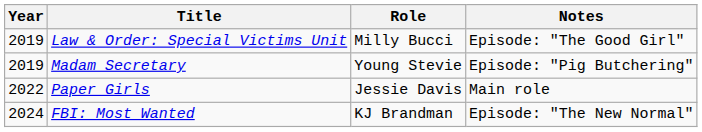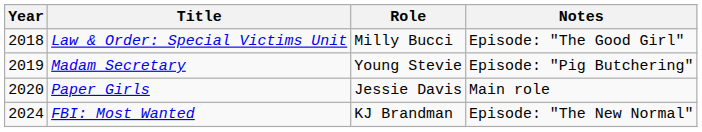(26, 41) 2019 -> (26, 41) 2018
(26, 90) 2022 -> (26, 90) 2020
